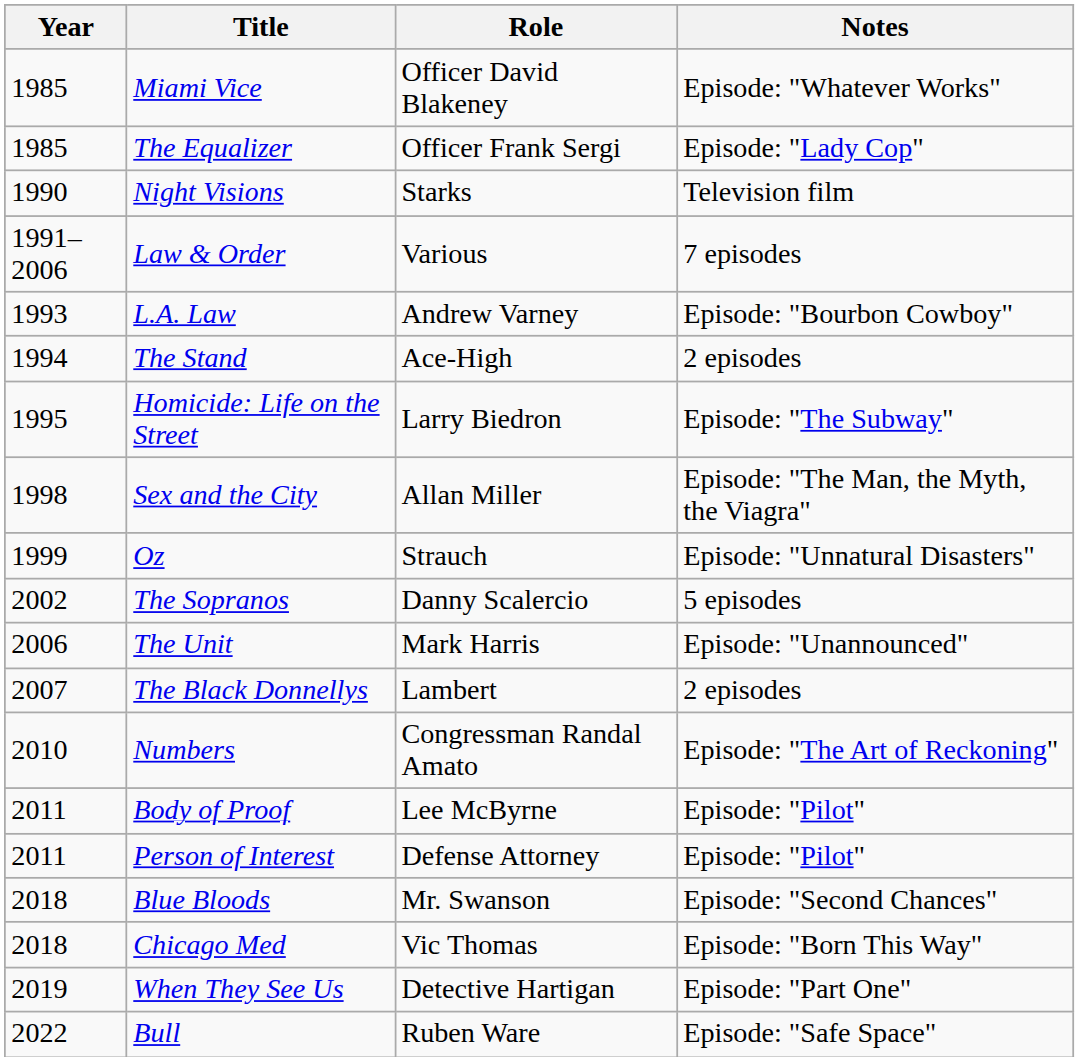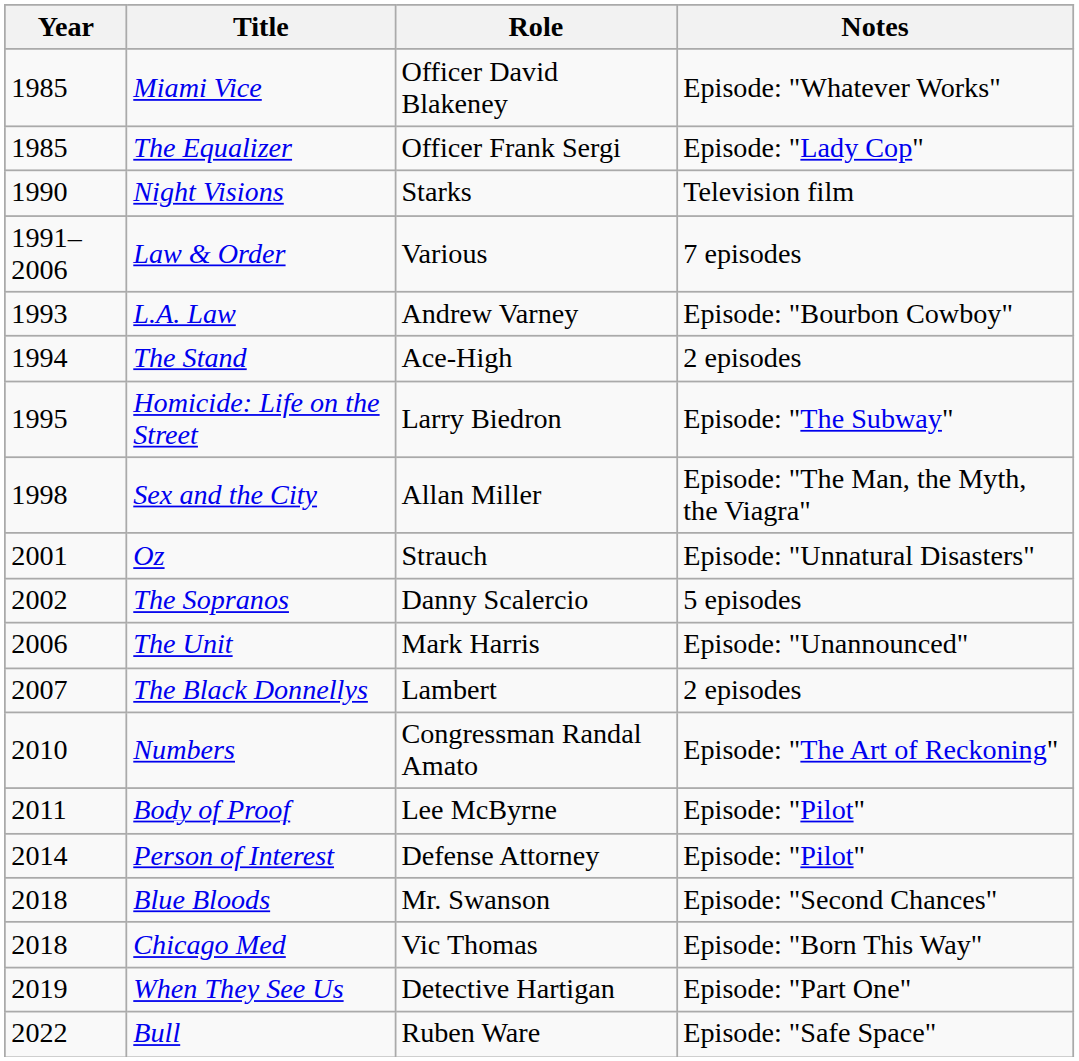(40, 555) 1999 -> (40, 555) 2001
(39, 855) 2011 -> (40, 855) 2014
